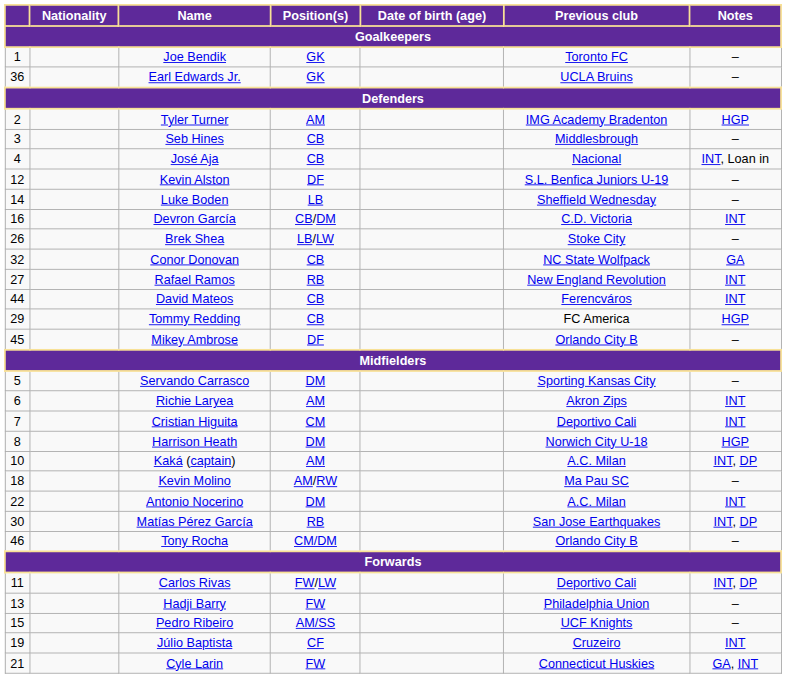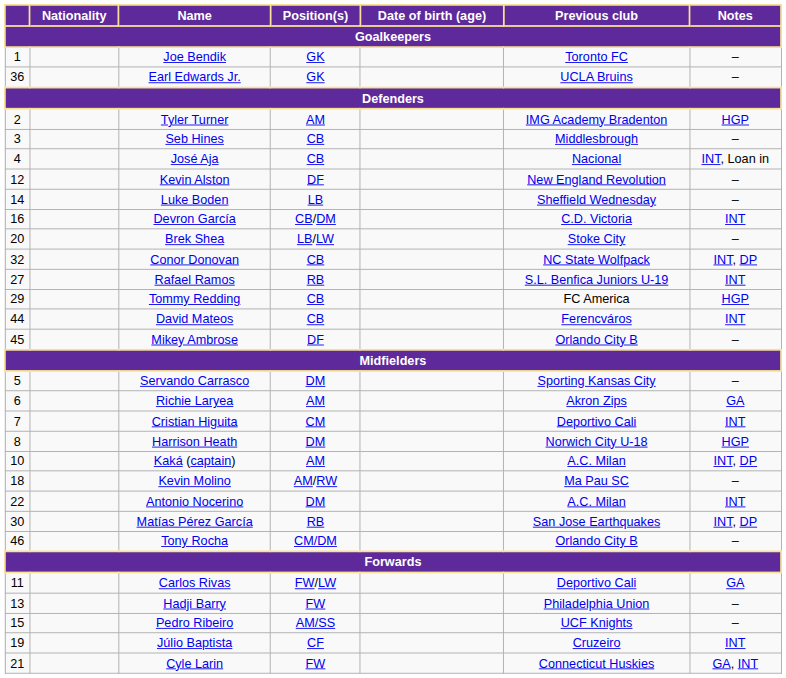(597, 179) S.L. Benfica Juniors U-19 -> (597, 179) New England Revolution
(17, 239) 26 -> (17, 239) 20
(735, 259) GA -> (735, 259) INT, DP
(597, 280) New England Revolution -> (597, 280) S.L. Benfica Juniors U-19
rows swapped: (195, 320) <-> (195, 300)
(735, 401) INT -> (735, 401) GA
(735, 583) INT, DP -> (735, 583) GA
